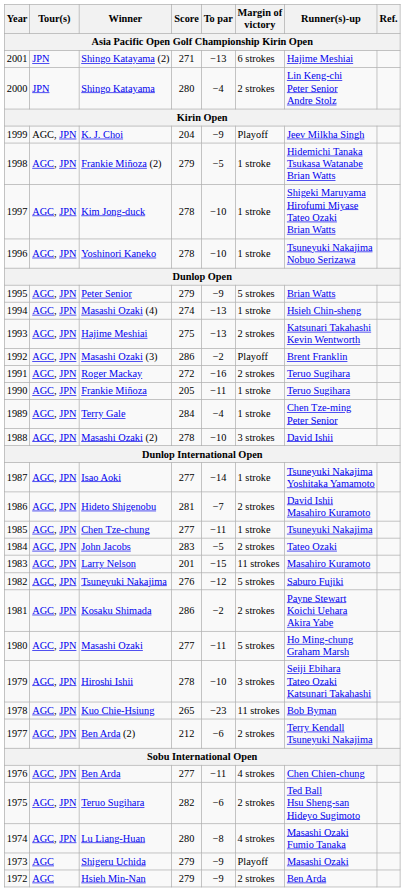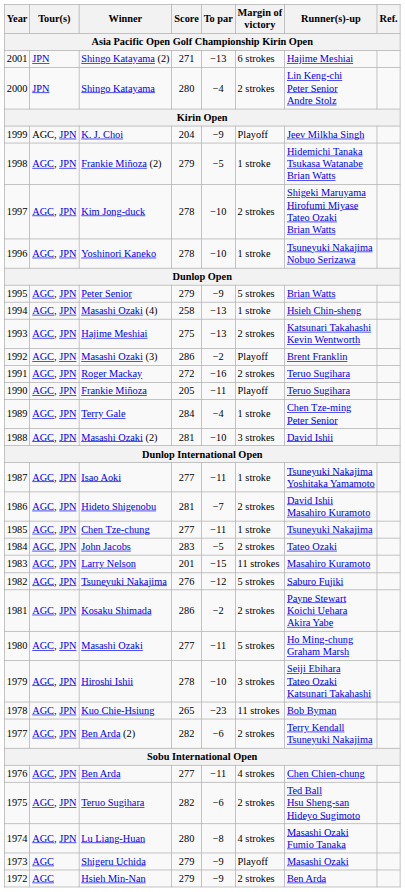(254, 212) 1 stroke -> (256, 212) 2 strokes
(187, 310) 274 -> (187, 310) 258
(254, 391) 1 stroke -> (253, 391) Playoff
(187, 437) 278 -> (187, 437) 281
(218, 477) −14 -> (218, 477) −11
(187, 733) 212 -> (187, 733) 282
